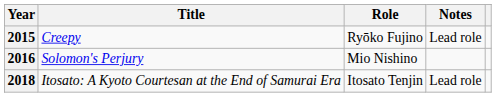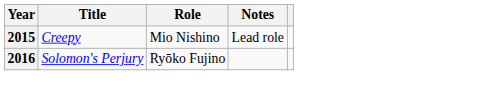(385, 37) Ryōko Fujino -> (185, 37) Mio Nishino
(382, 59) Mio Nishino -> (188, 59) Ryōko Fujino
- row: (21, 80)
